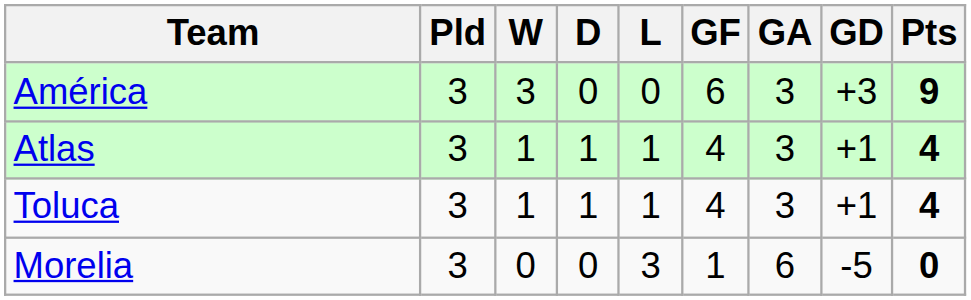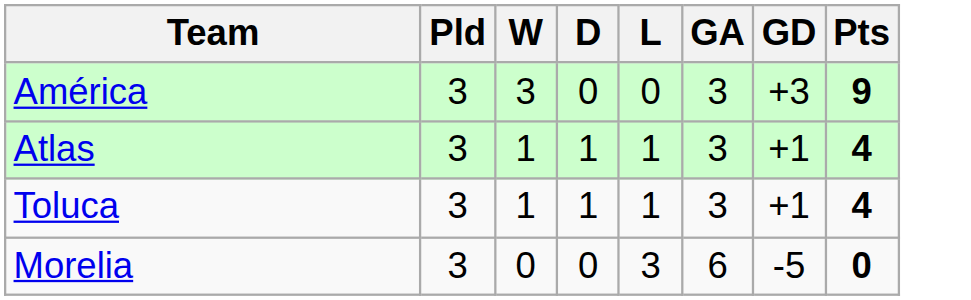- column: (716, 33)
